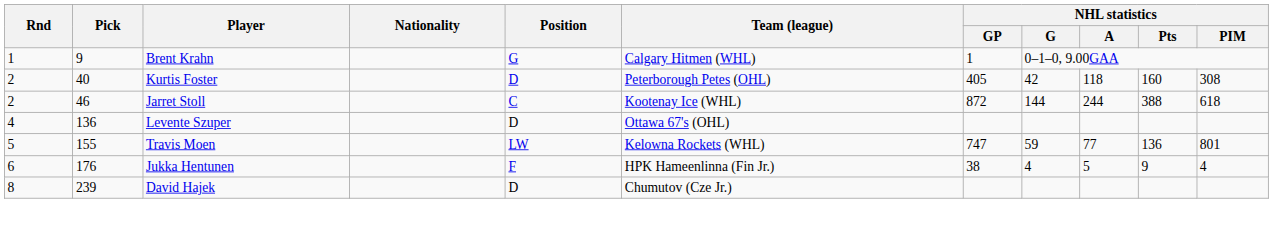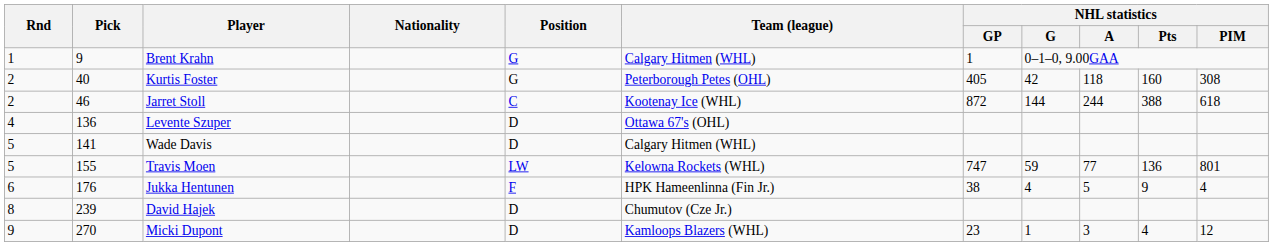(513, 79) D -> (513, 79) G
+ row: (179, 144)
+ row: (184, 230)
